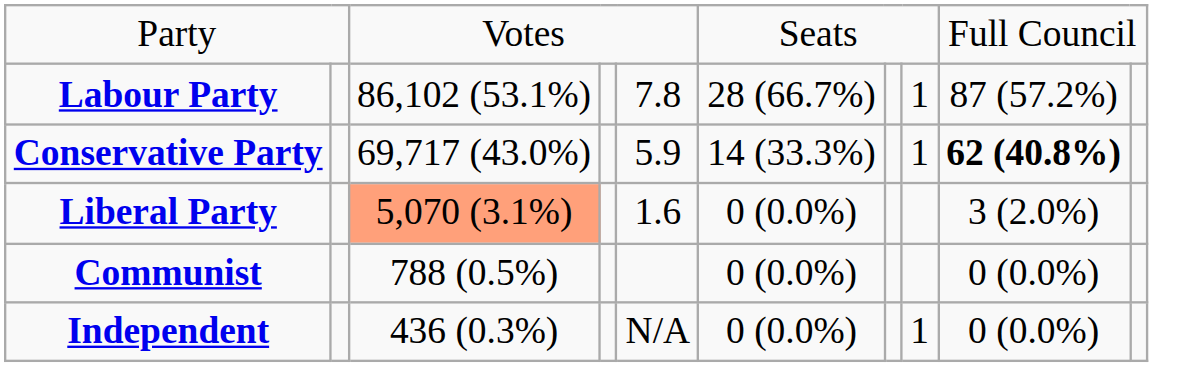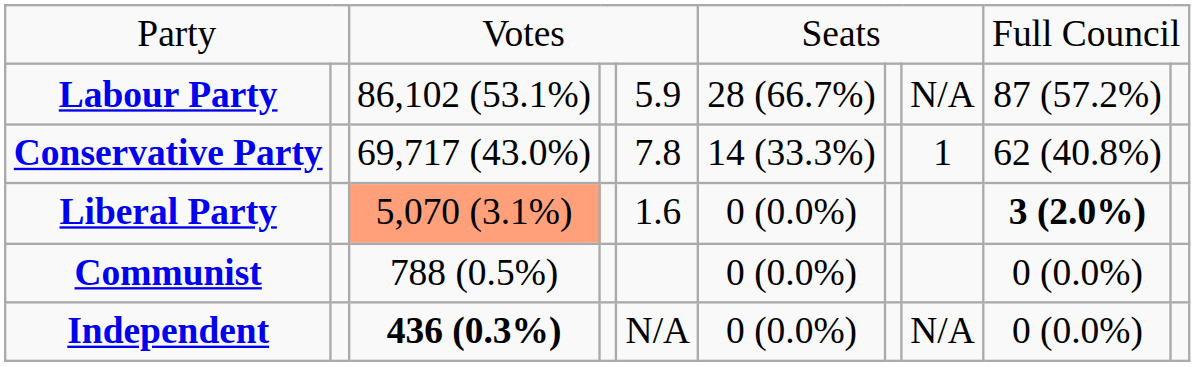(658, 93) 7.8 -> (658, 93) 5.9
(920, 93) 1 -> (943, 93) N/A
(658, 152) 5.9 -> (658, 152) 7.8
(1034, 152) bold -> (1077, 152) normal
(1034, 212) normal -> (1077, 212) bold
(474, 331) normal -> (474, 331) bold
(920, 331) 1 -> (943, 331) N/A
